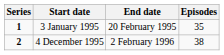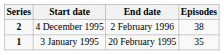rows swapped: (70, 27) <-> (70, 42)
